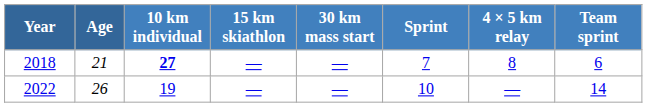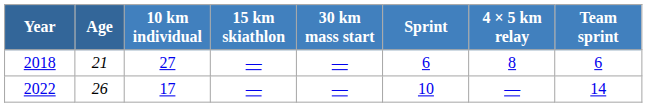(167, 63) bold -> (167, 63) normal
(426, 63) 7 -> (426, 63) 6
(167, 89) 19 -> (167, 89) 17
